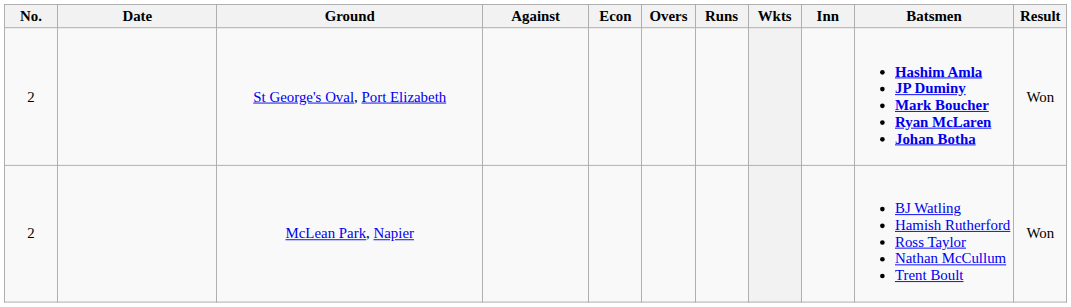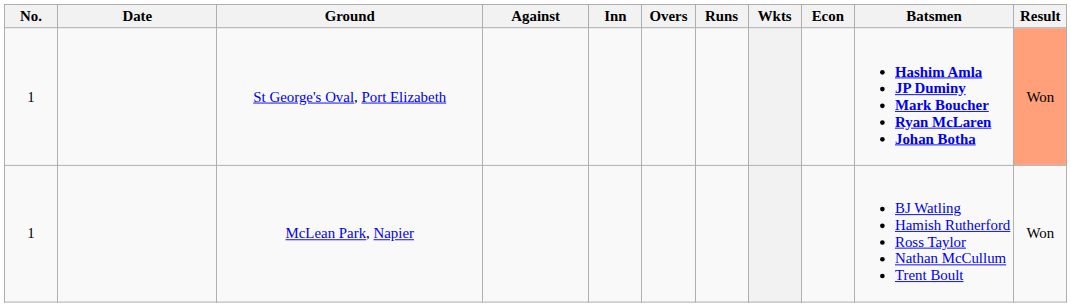columns swapped: (828, 16) <-> (615, 16)
(31, 96) 2 -> (31, 96) 1
(1040, 96) no background -> (1040, 96) lightsalmon background
(31, 233) 2 -> (31, 233) 1
